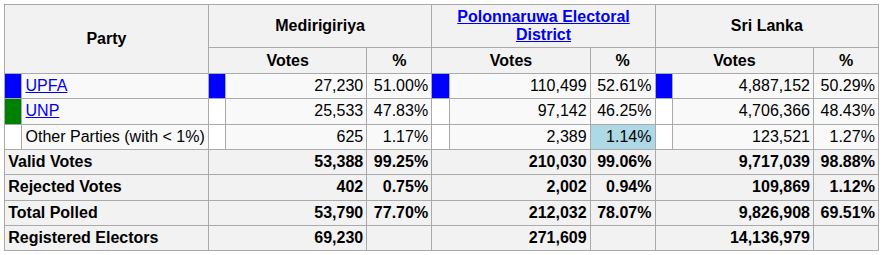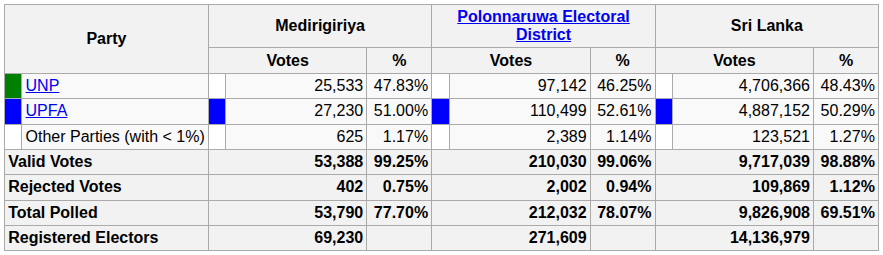rows swapped: (46, 85) <-> (42, 111)
(629, 136) lightblue background -> (629, 136) no background
